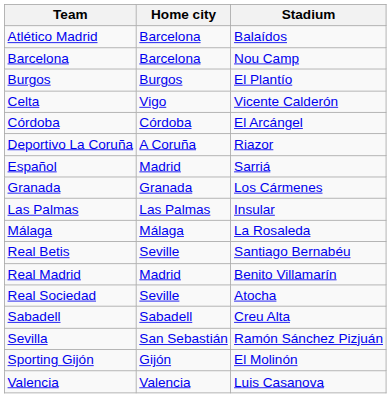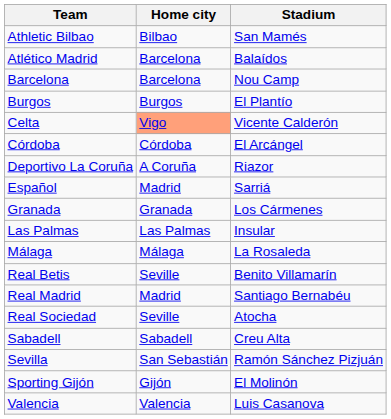+ row: (51, 36)
(153, 101) no background -> (153, 123) lightsalmon background
(292, 252) Santiago Bernabéu -> (285, 274) Benito Villamarín
(285, 274) Benito Villamarín -> (292, 295) Santiago Bernabéu
